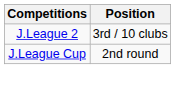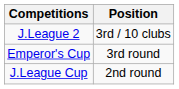+ row: (49, 53)
